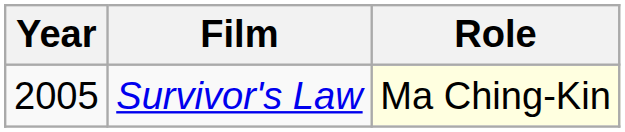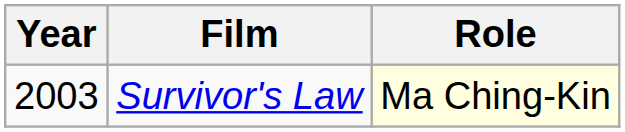(56, 95) 2005 -> (56, 95) 2003
